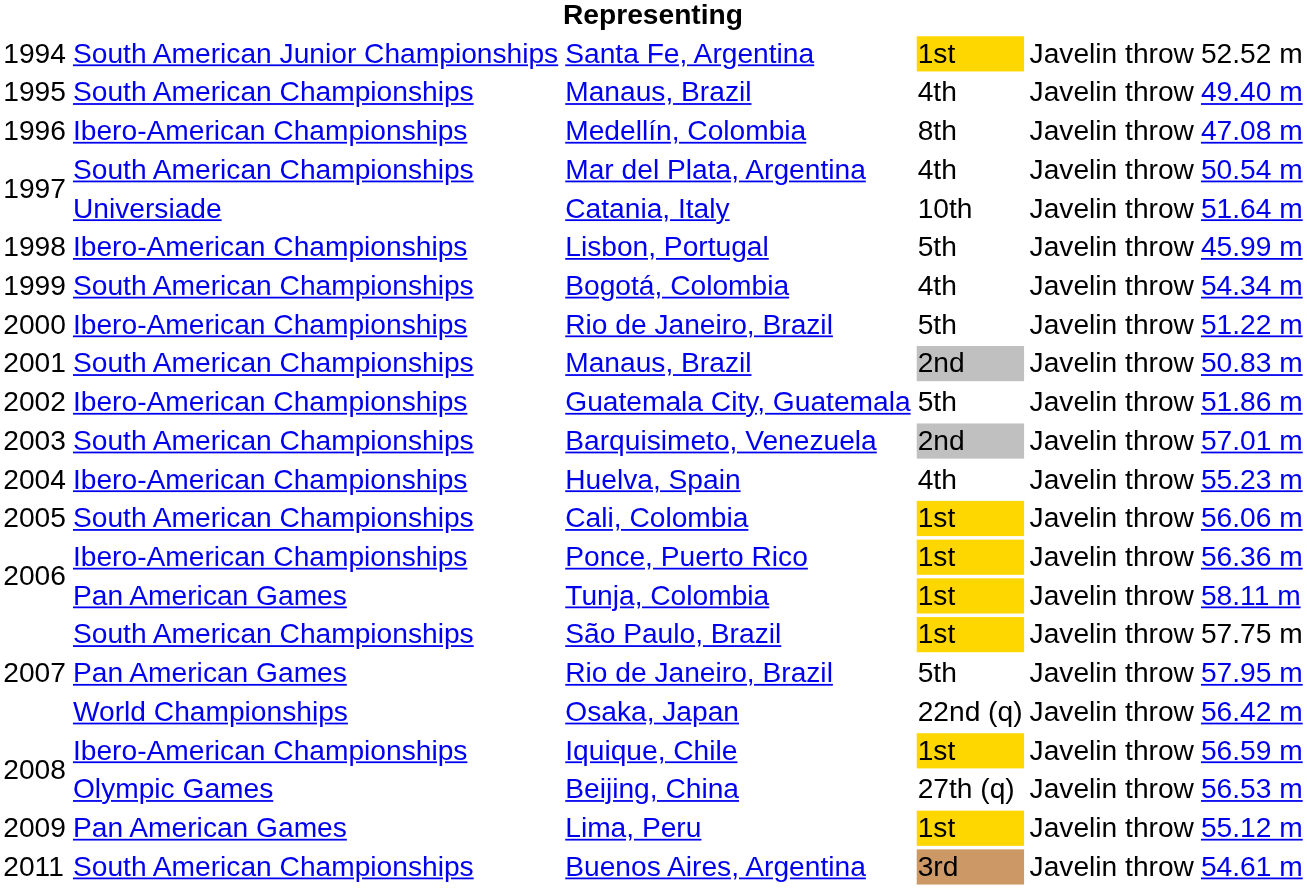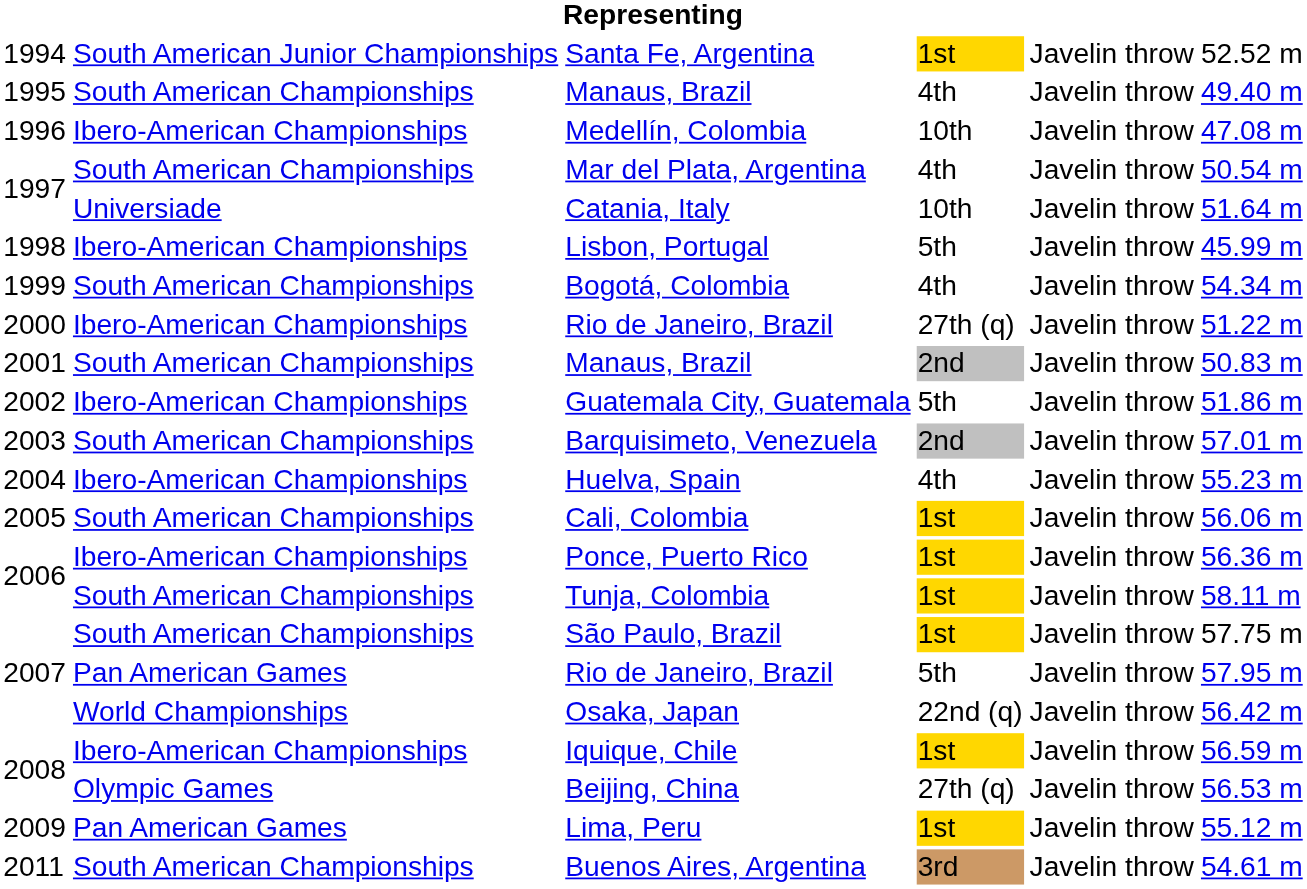(937, 130) 8th -> (945, 130) 10th
(937, 324) 5th -> (966, 324) 27th (q)
(210, 595) Pan American Games -> (273, 595) South American Championships
